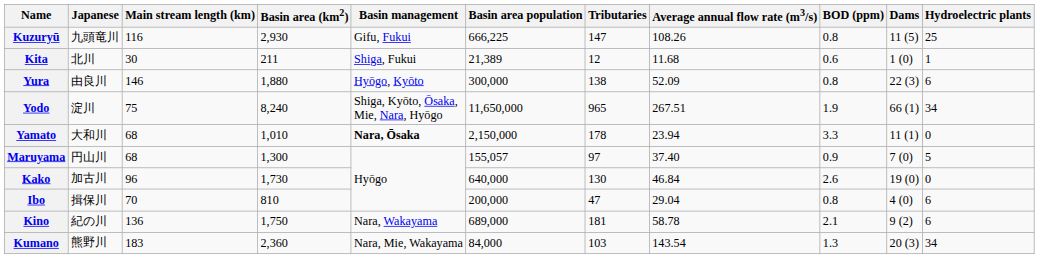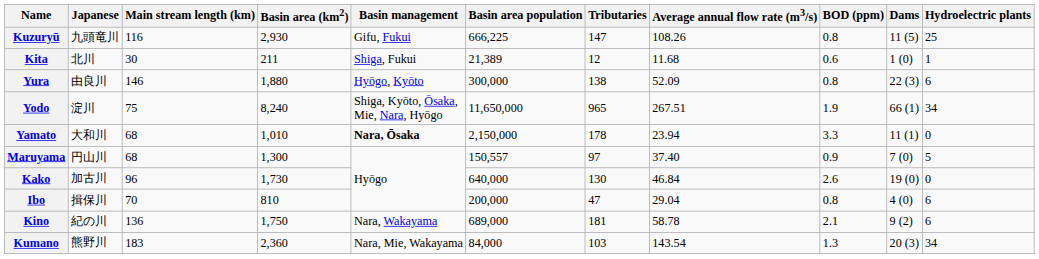(488, 157) 155,057 -> (488, 157) 150,557
